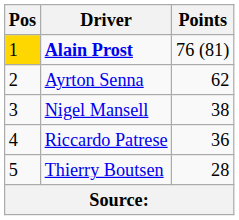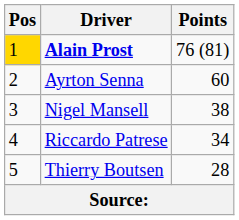(220, 79) 62 -> (220, 79) 60
(220, 140) 36 -> (220, 140) 34
